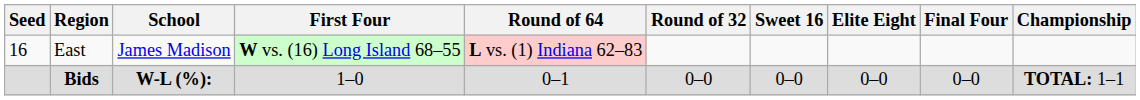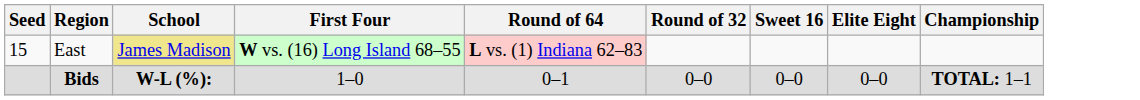- column: (966, 19)
(18, 50) 16 -> (18, 50) 15
(174, 50) no background -> (174, 50) khaki background
